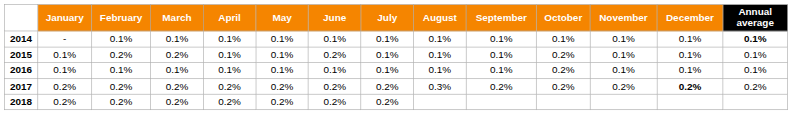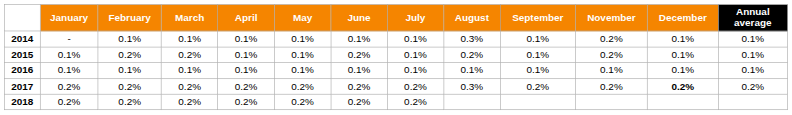- column: (563, 17)
(440, 39) 0.1% -> (472, 39) 0.3%
(623, 39) 0.1% -> (611, 39) 0.2%
(755, 39) bold -> (753, 39) normal
(440, 54) 0.1% -> (472, 54) 0.2%
(623, 54) 0.1% -> (611, 54) 0.2%
